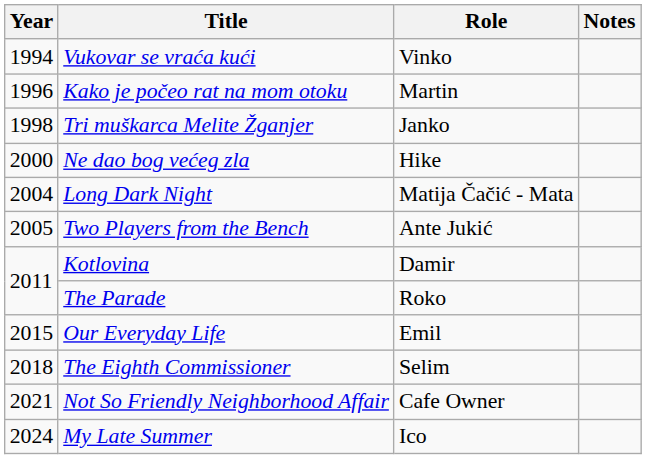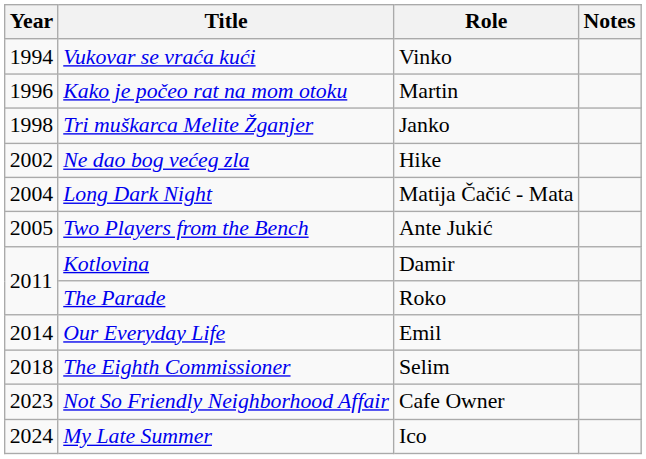(31, 159) 2000 -> (31, 159) 2002
(31, 332) 2015 -> (31, 332) 2014
(31, 401) 2021 -> (31, 401) 2023
